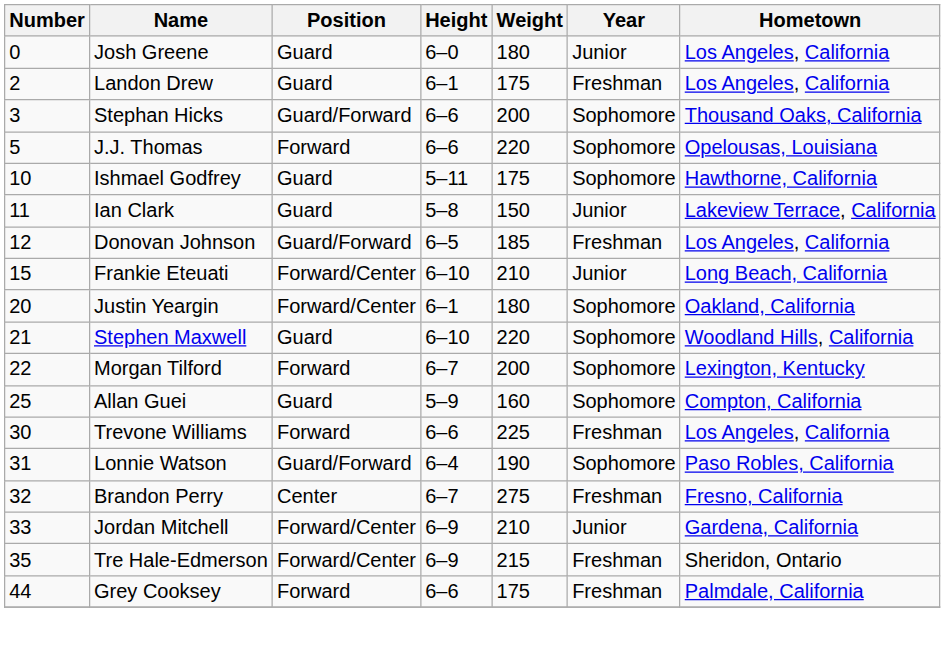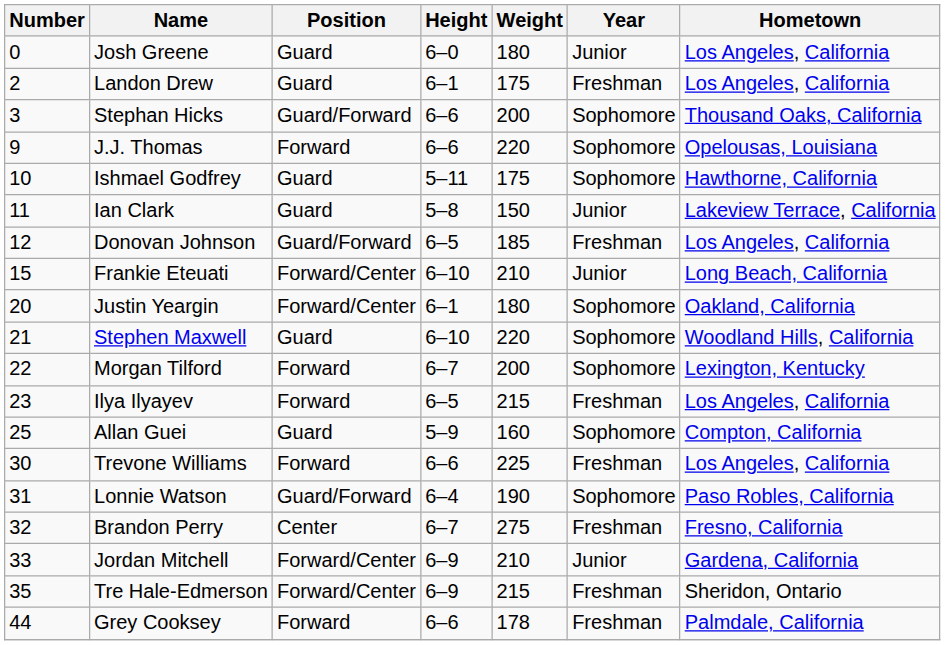(15, 147) 5 -> (15, 147) 9
+ row: (143, 400)
(513, 591) 175 -> (513, 623) 178
